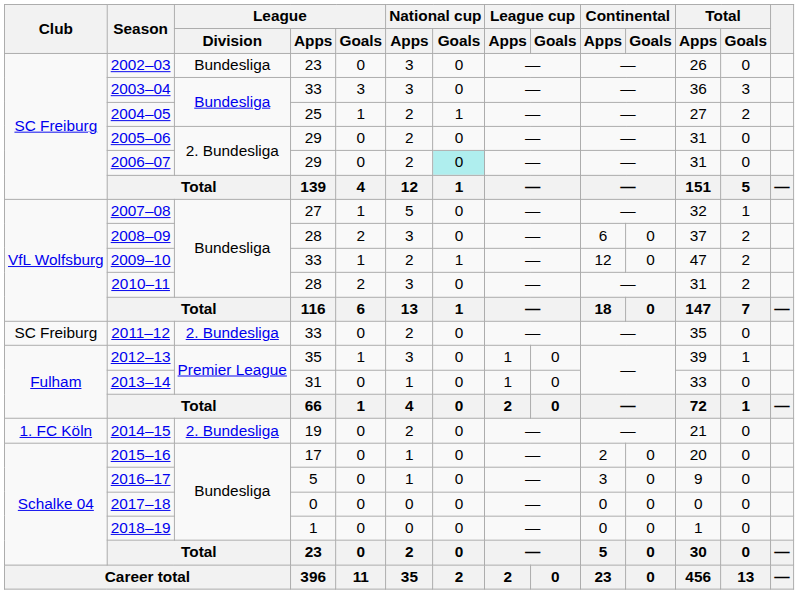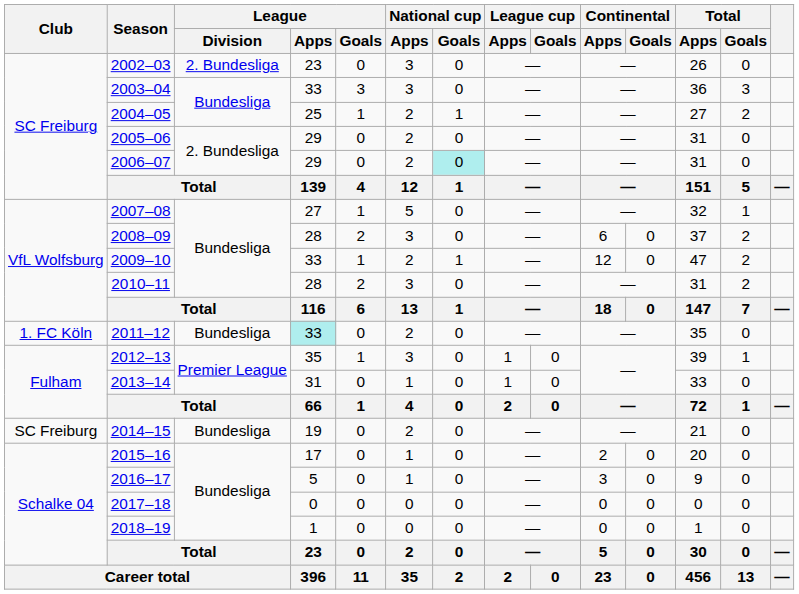(232, 65) Bundesliga -> (232, 65) 2. Bundesliga
(56, 333) SC Freiburg -> (56, 333) 1. FC Köln
(232, 333) 2. Bundesliga -> (232, 333) Bundesliga
(313, 333) no background -> (313, 333) paleturquoise background
(56, 430) 1. FC Köln -> (56, 430) SC Freiburg
(232, 430) 2. Bundesliga -> (232, 430) Bundesliga
